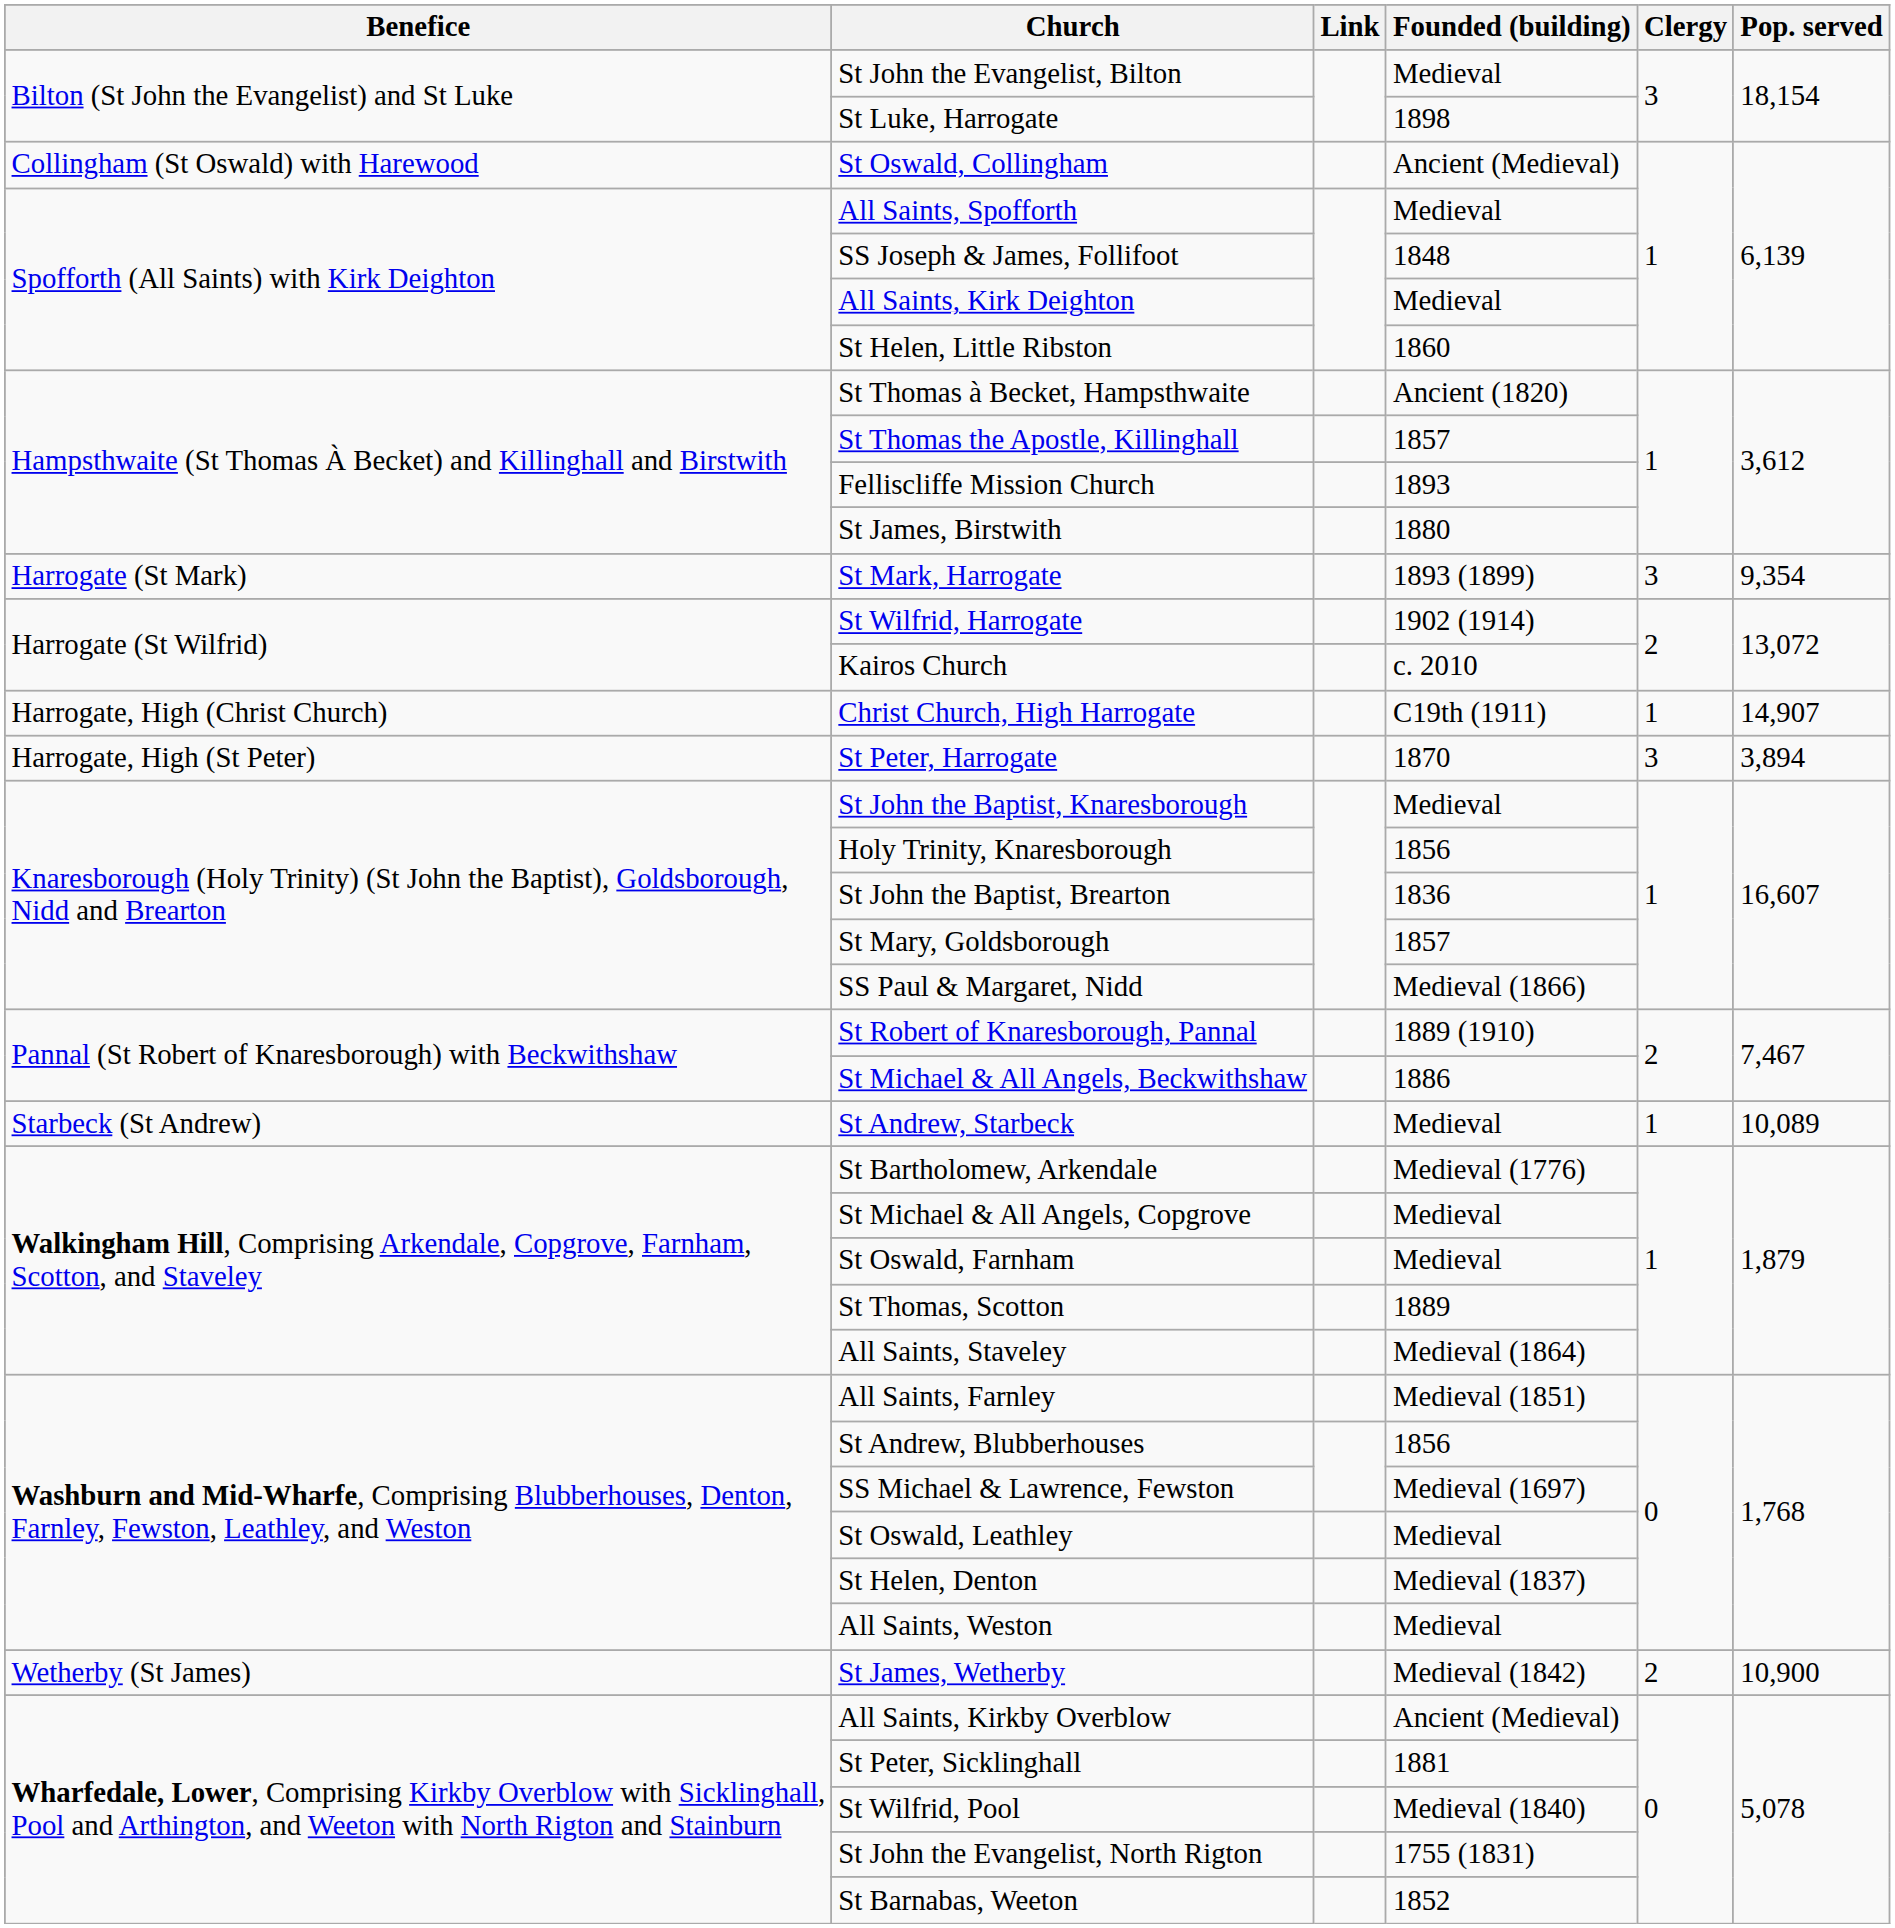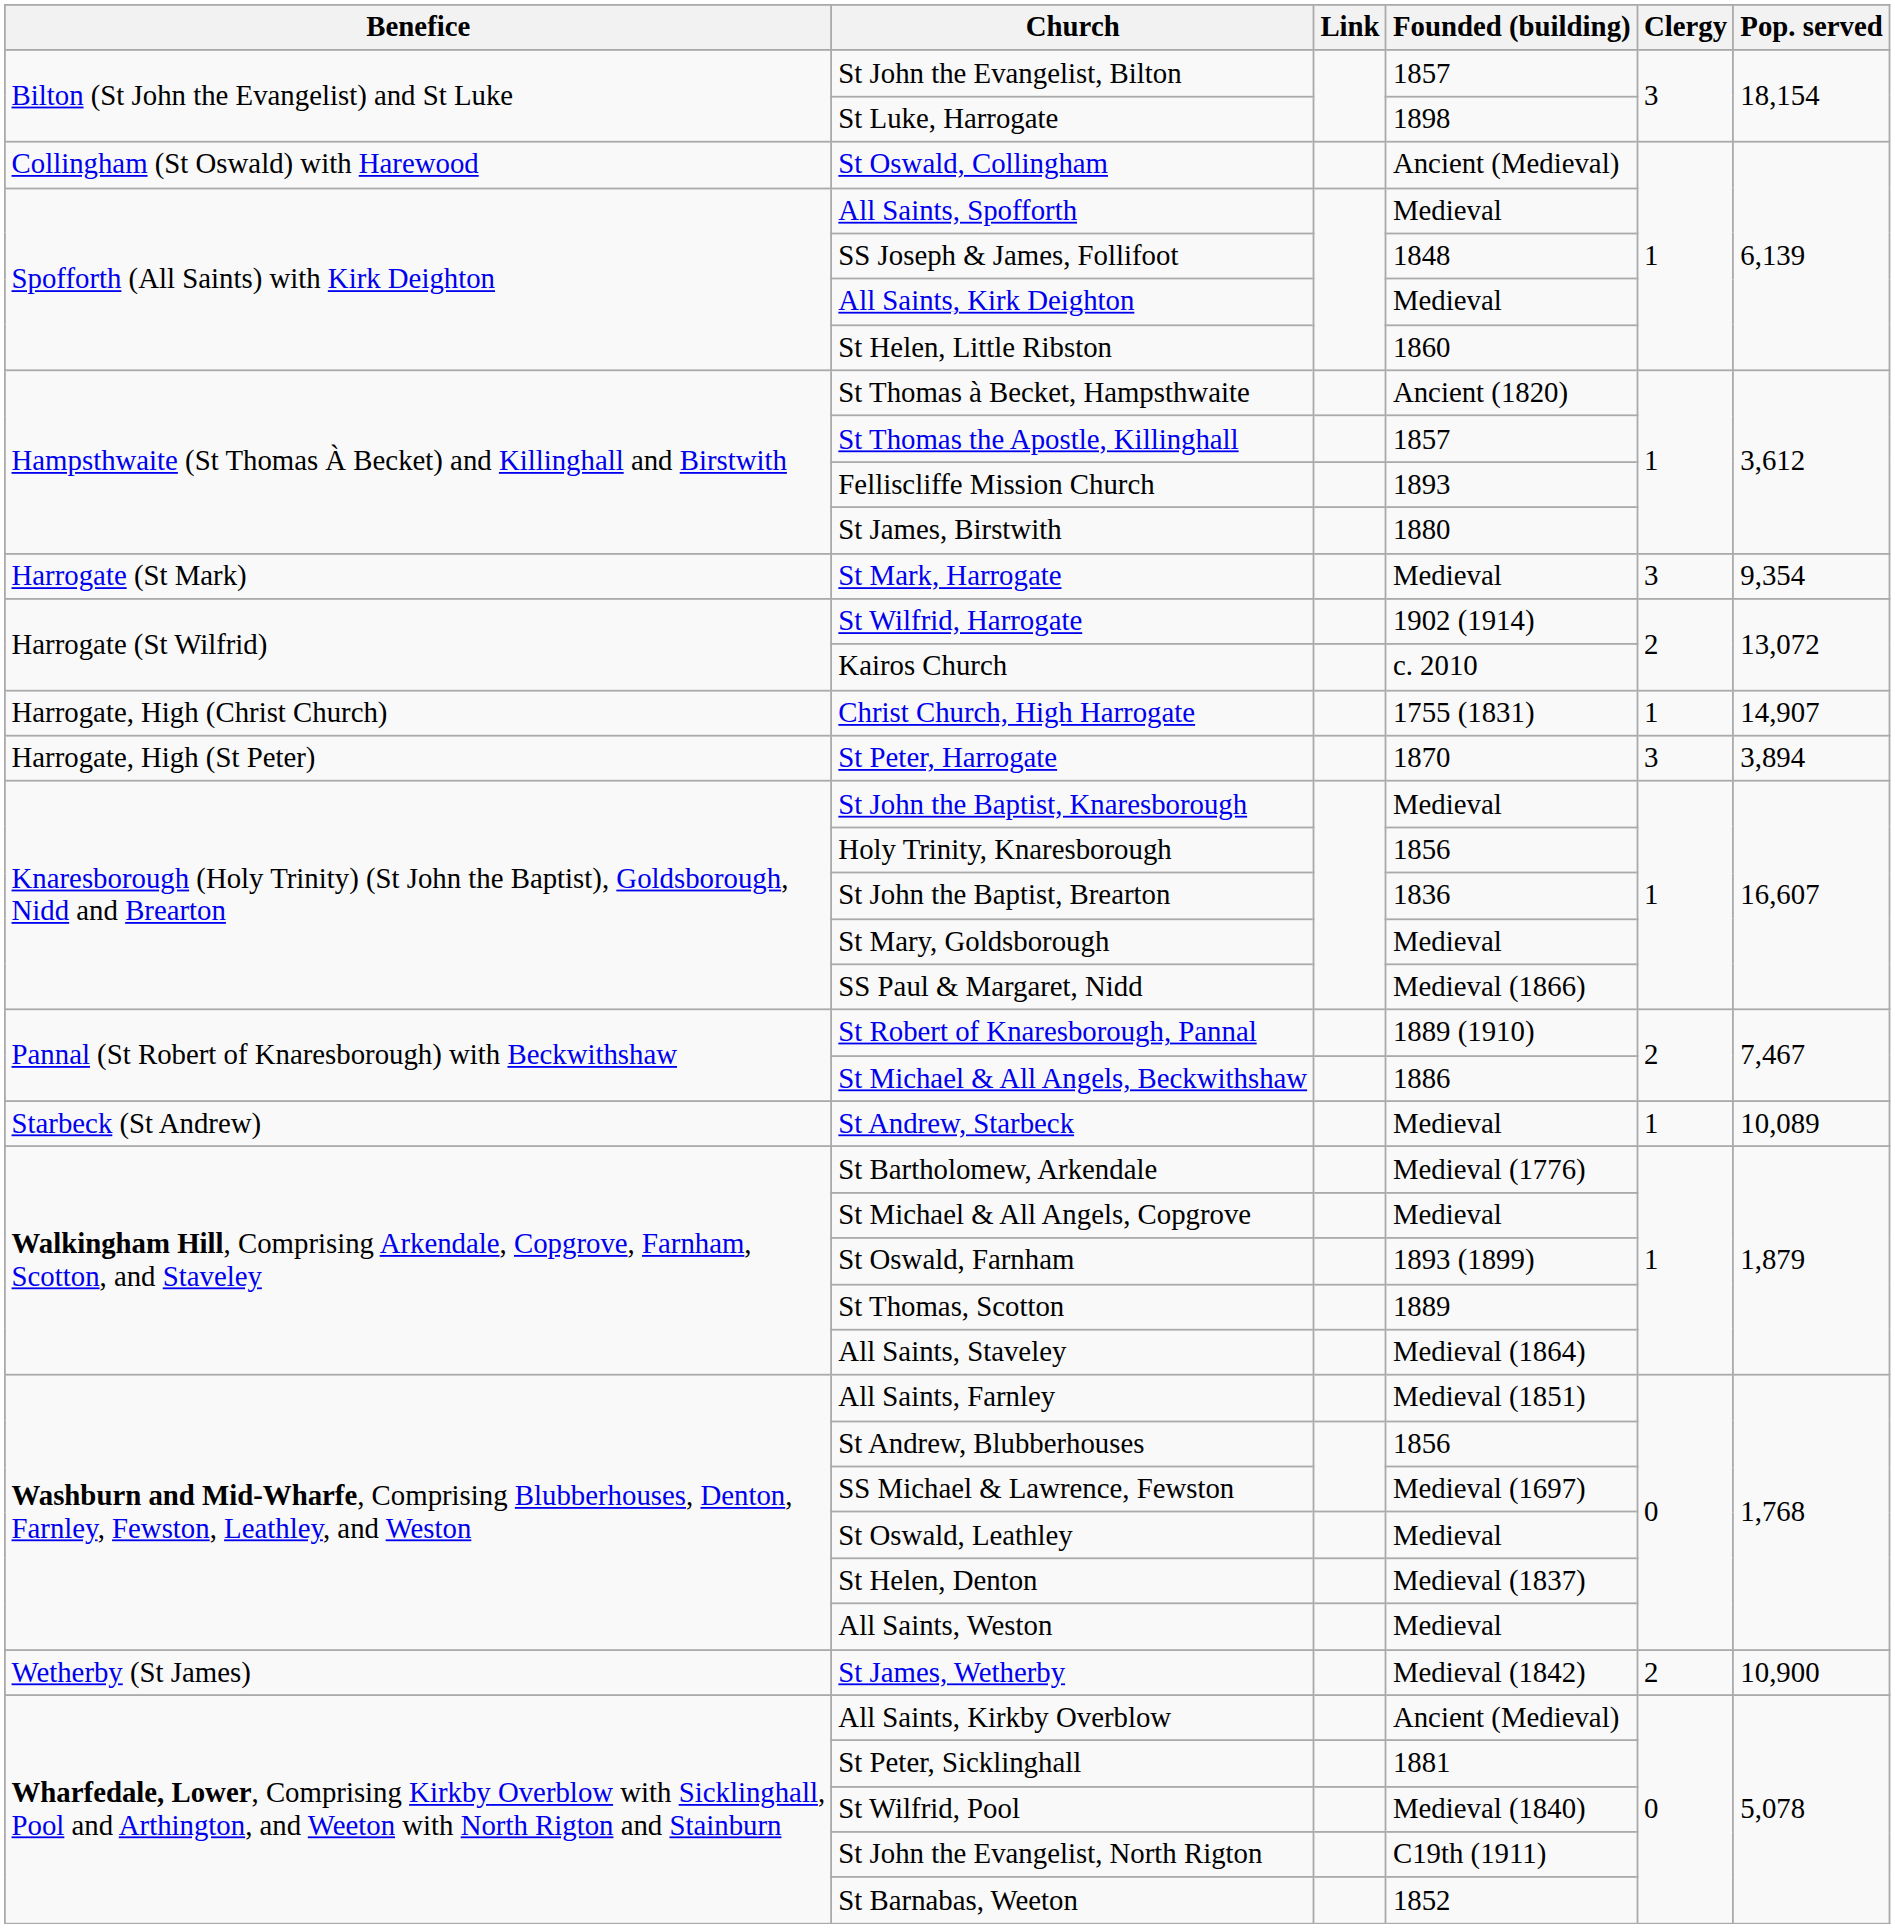(1447, 73) Medieval -> (1422, 73) 1857
(1464, 575) 1893 (1899) -> (1447, 575) Medieval
(1470, 712) C19th (1911) -> (1464, 712) 1755 (1831)
(1422, 940) 1857 -> (1447, 940) Medieval
(1447, 1260) Medieval -> (1464, 1260) 1893 (1899)
(1464, 1854) 1755 (1831) -> (1470, 1854) C19th (1911)
